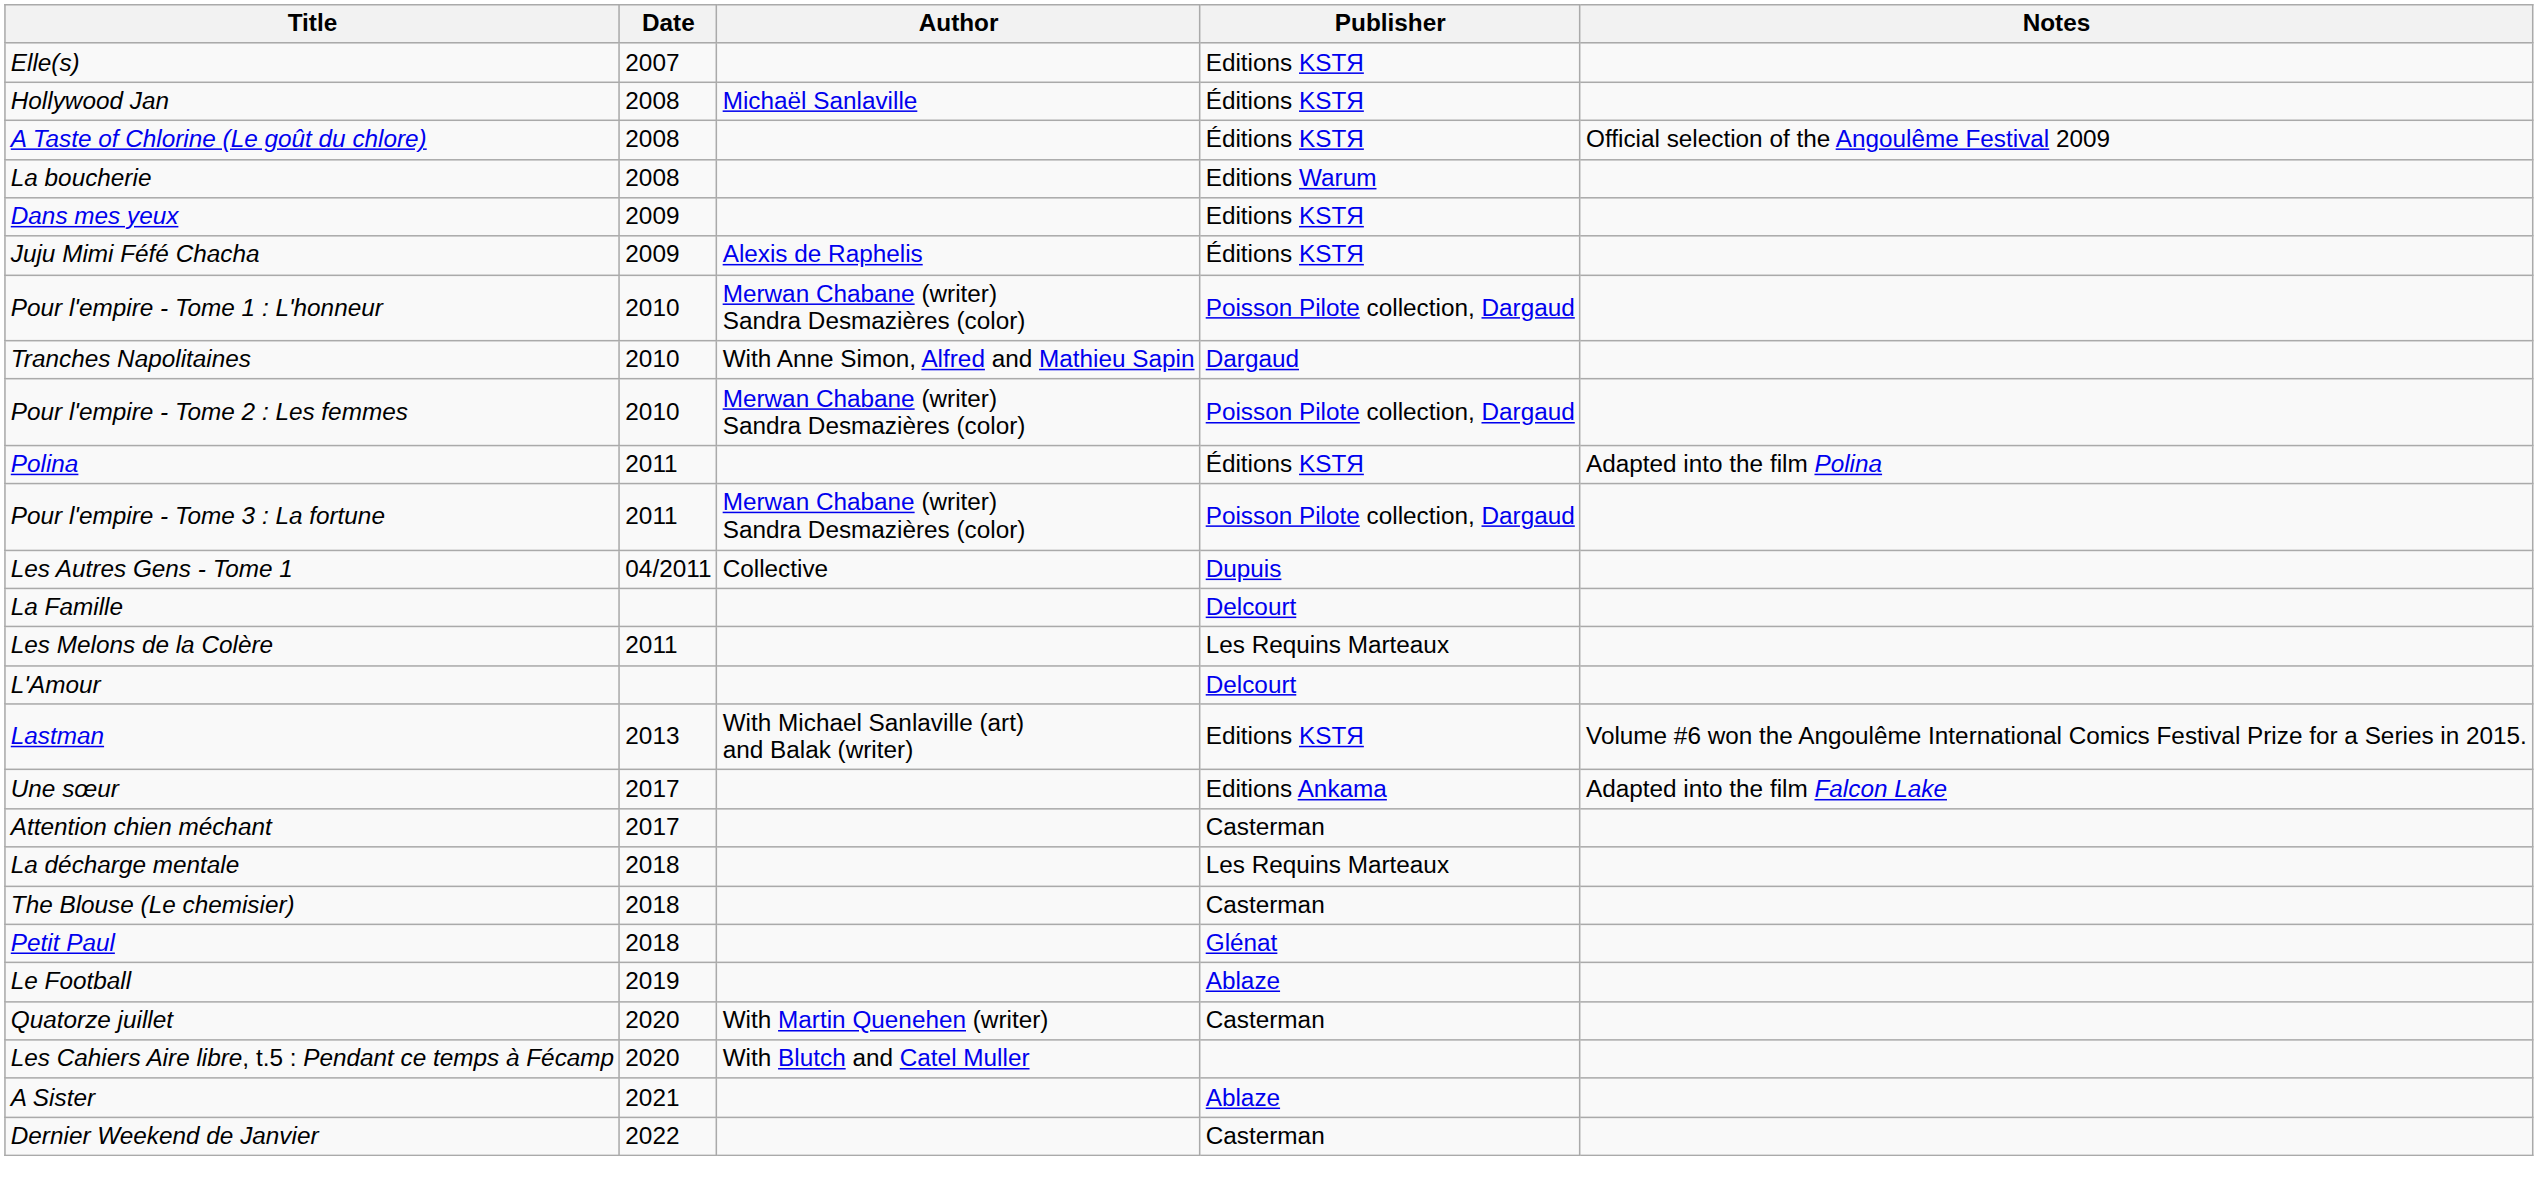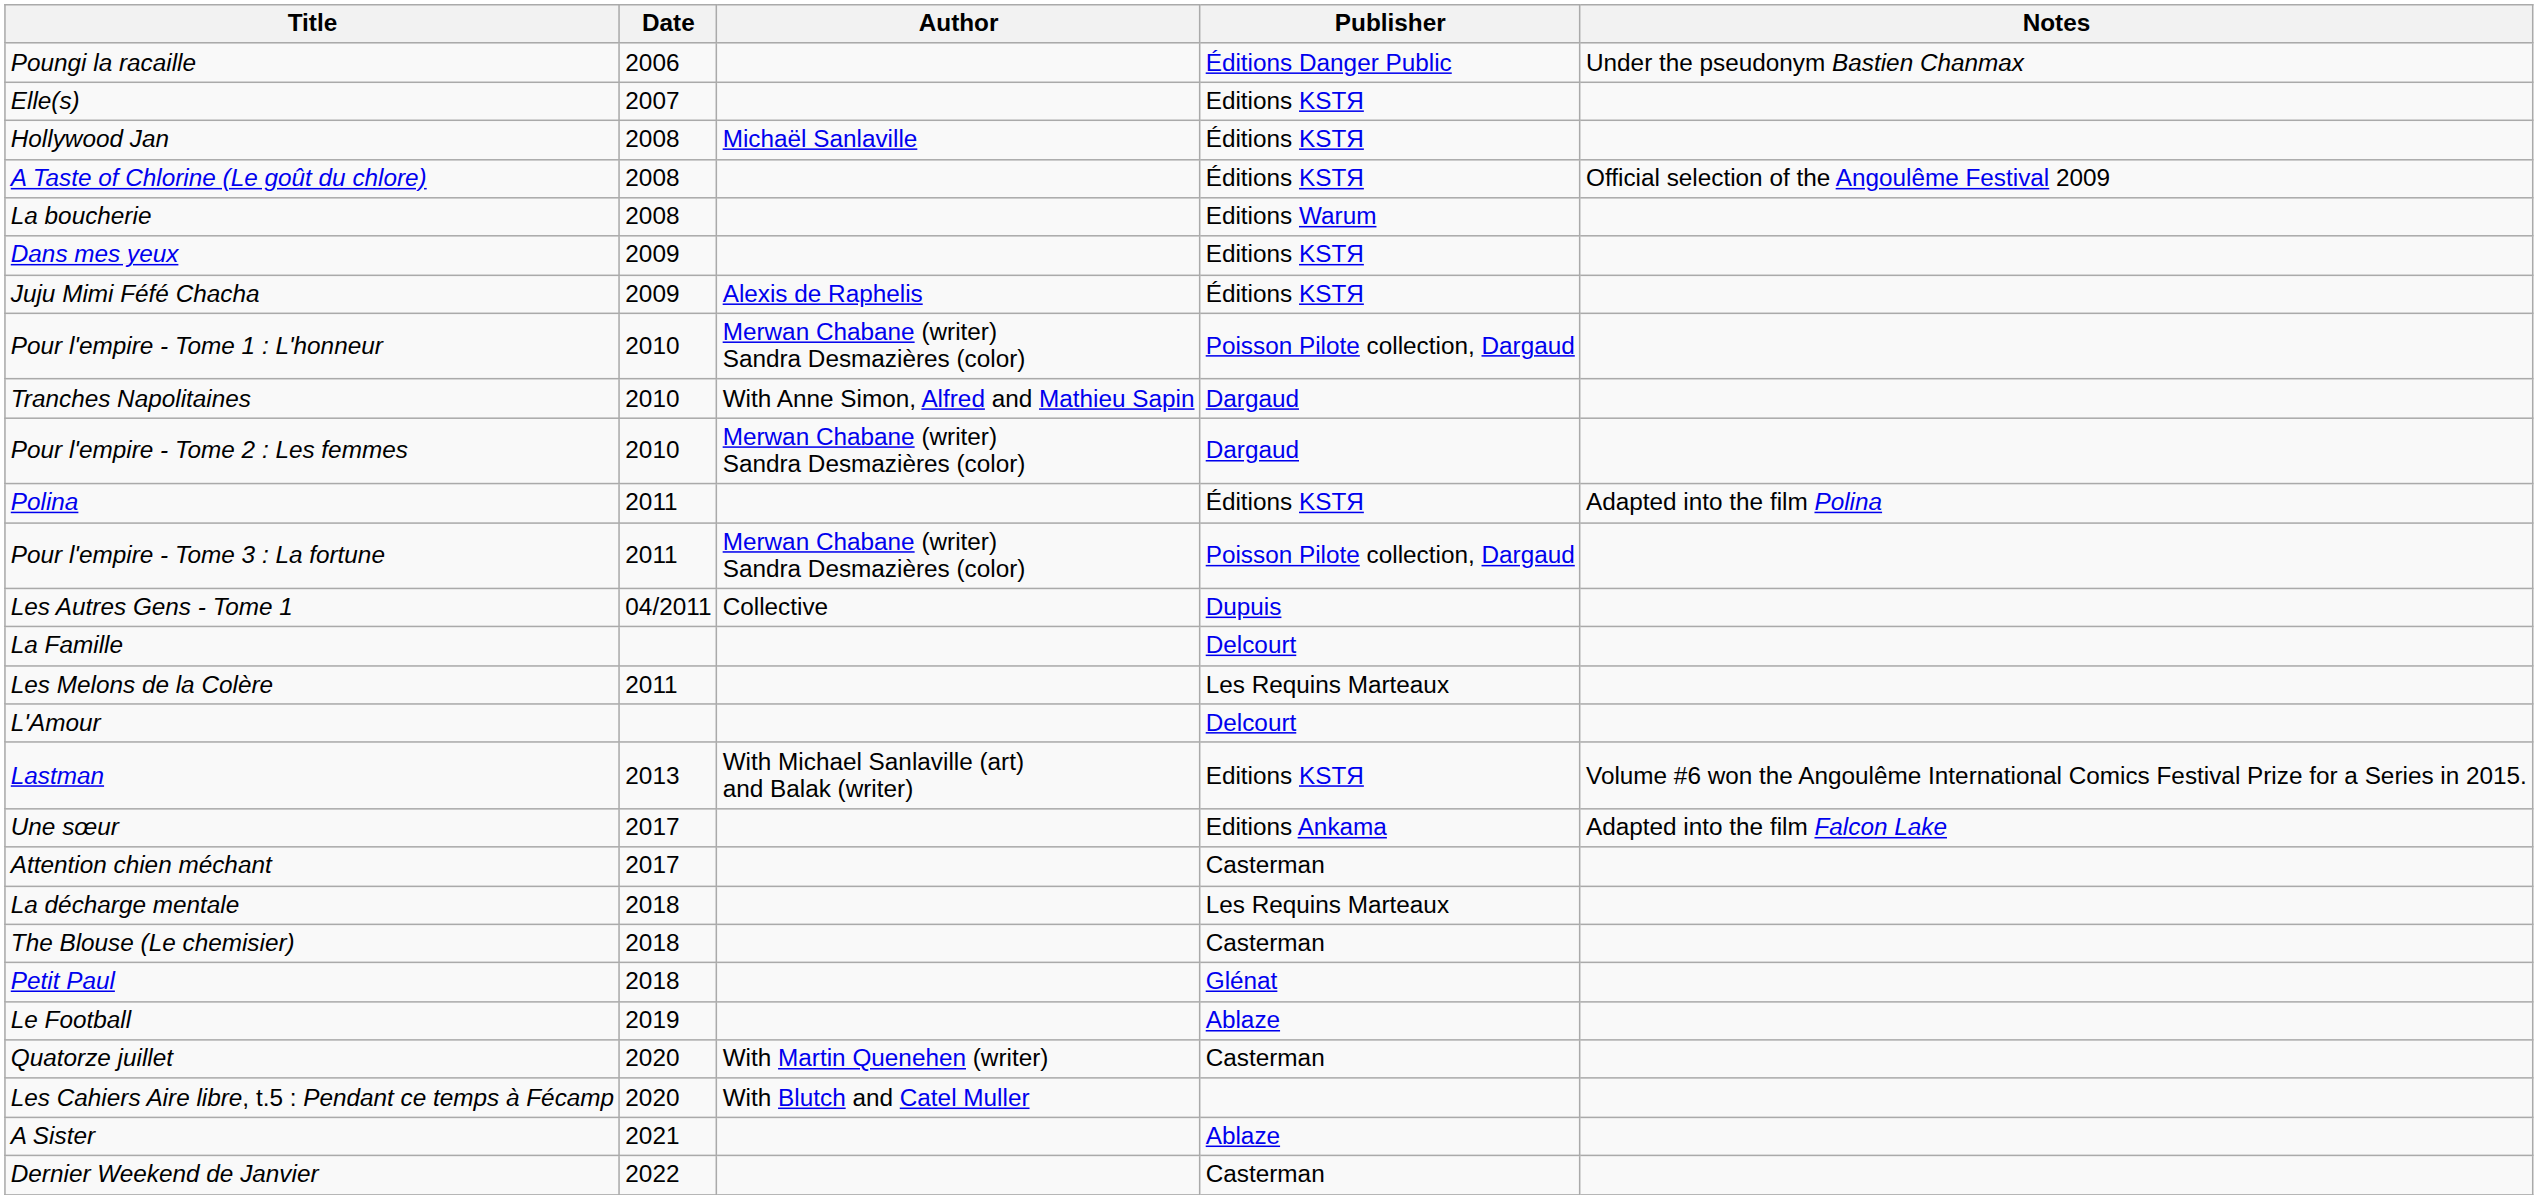+ row: (103, 62)
(1390, 411) Poisson Pilote collection, Dargaud -> (1252, 450) Dargaud
